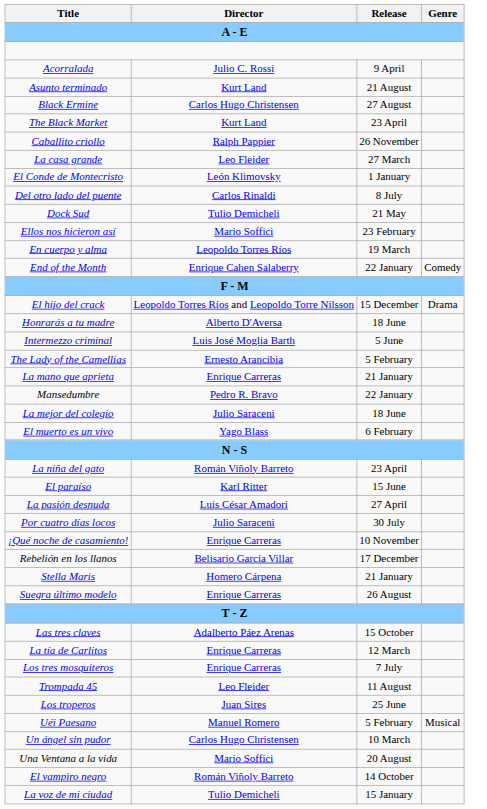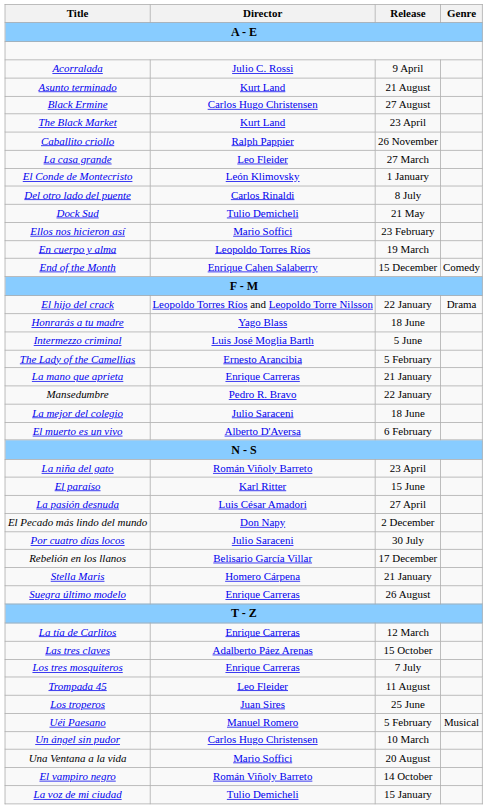(389, 267) 22 January -> (408, 267) 15 December
(389, 305) 15 December -> (408, 305) 22 January
(244, 323) Alberto D'Aversa -> (263, 323) Yago Blass
(244, 431) Yago Blass -> (263, 431) Alberto D'Aversa
+ row: (78, 523)
- row: (68, 541)
rows swapped: (68, 650) <-> (68, 632)
